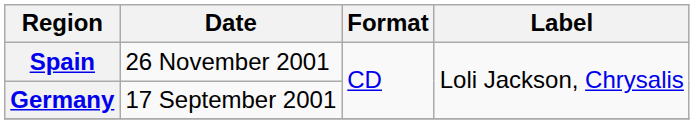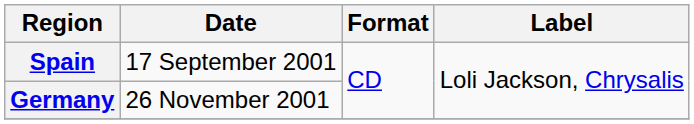(227, 61) 26 November 2001 -> (231, 61) 17 September 2001
(231, 99) 17 September 2001 -> (227, 99) 26 November 2001
